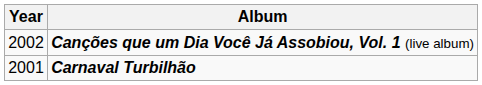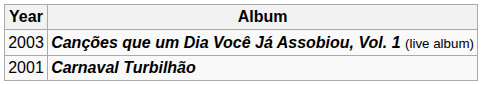(26, 42) 2002 -> (26, 42) 2003
